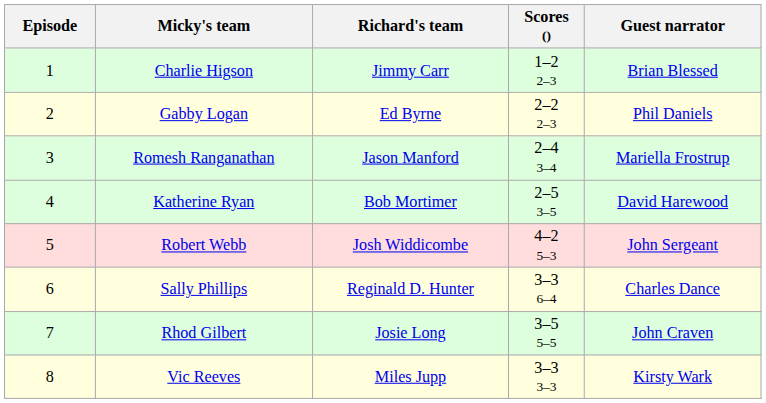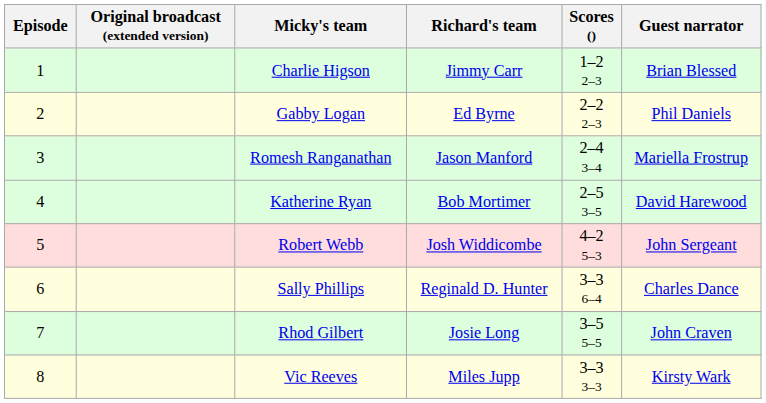+ column: (156, 26)
